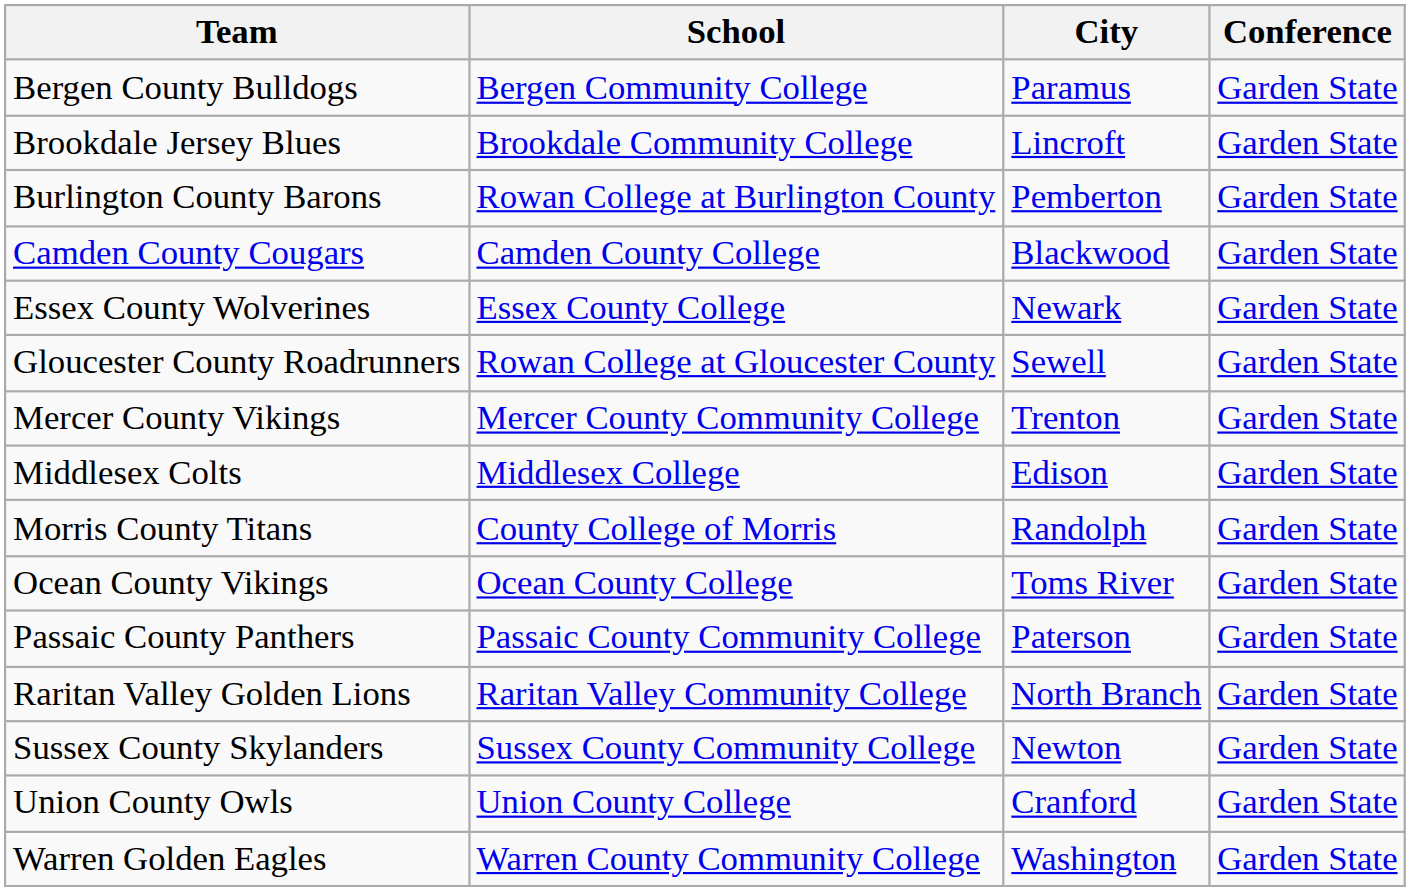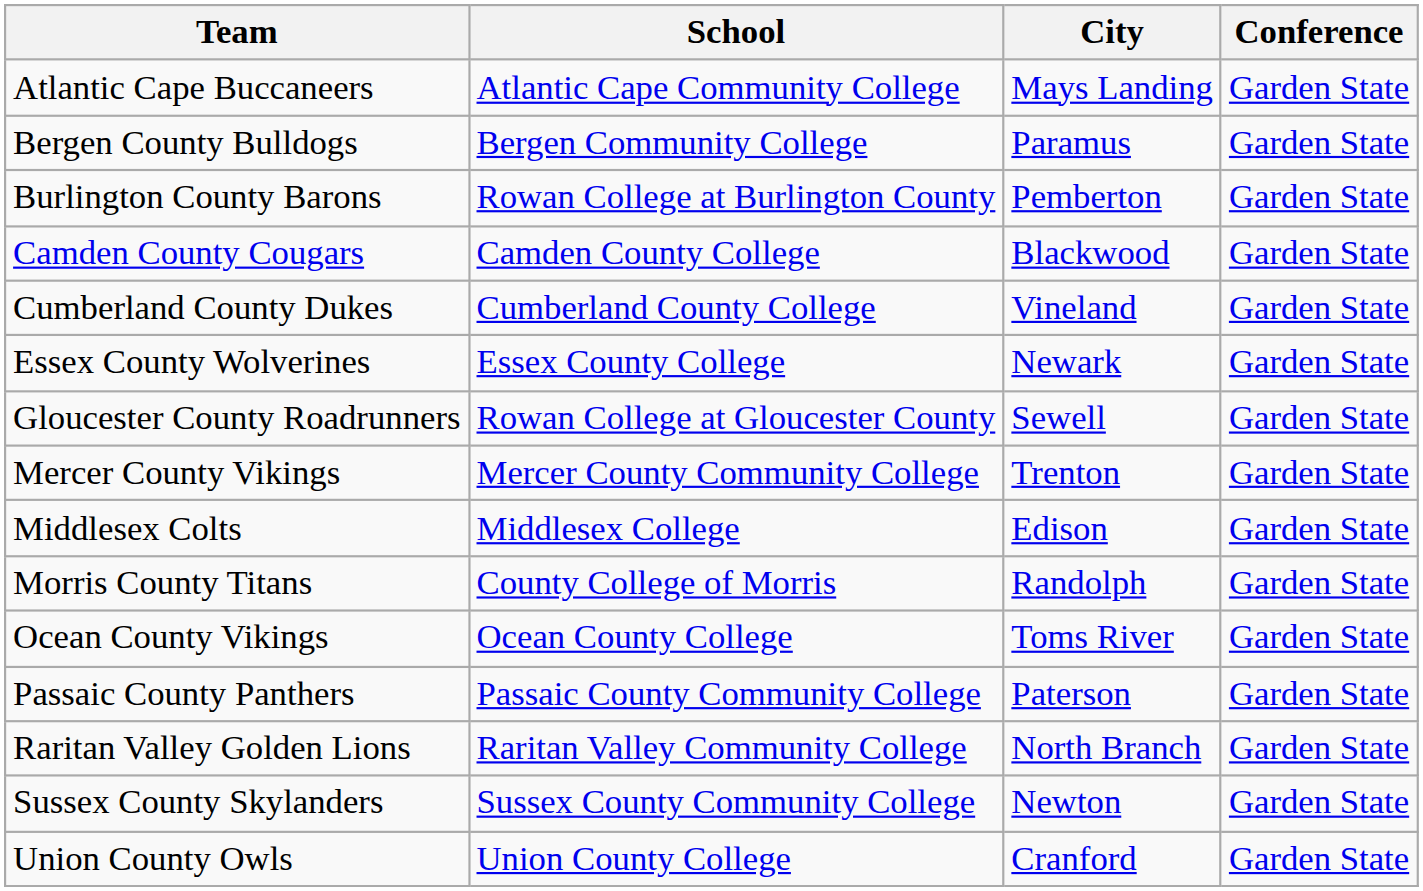+ row: (193, 87)
- row: (177, 142)
+ row: (203, 307)
- row: (170, 857)
